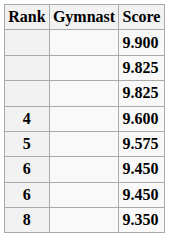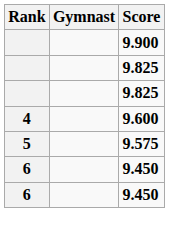- row: (27, 220)
